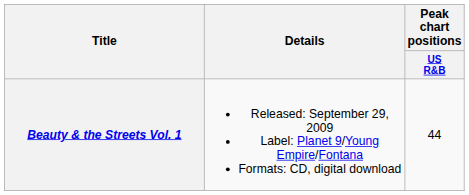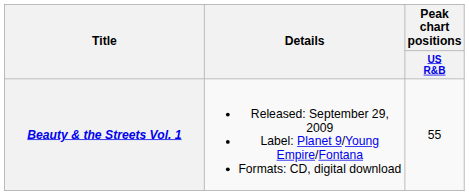(435, 134) 44 -> (435, 134) 55
